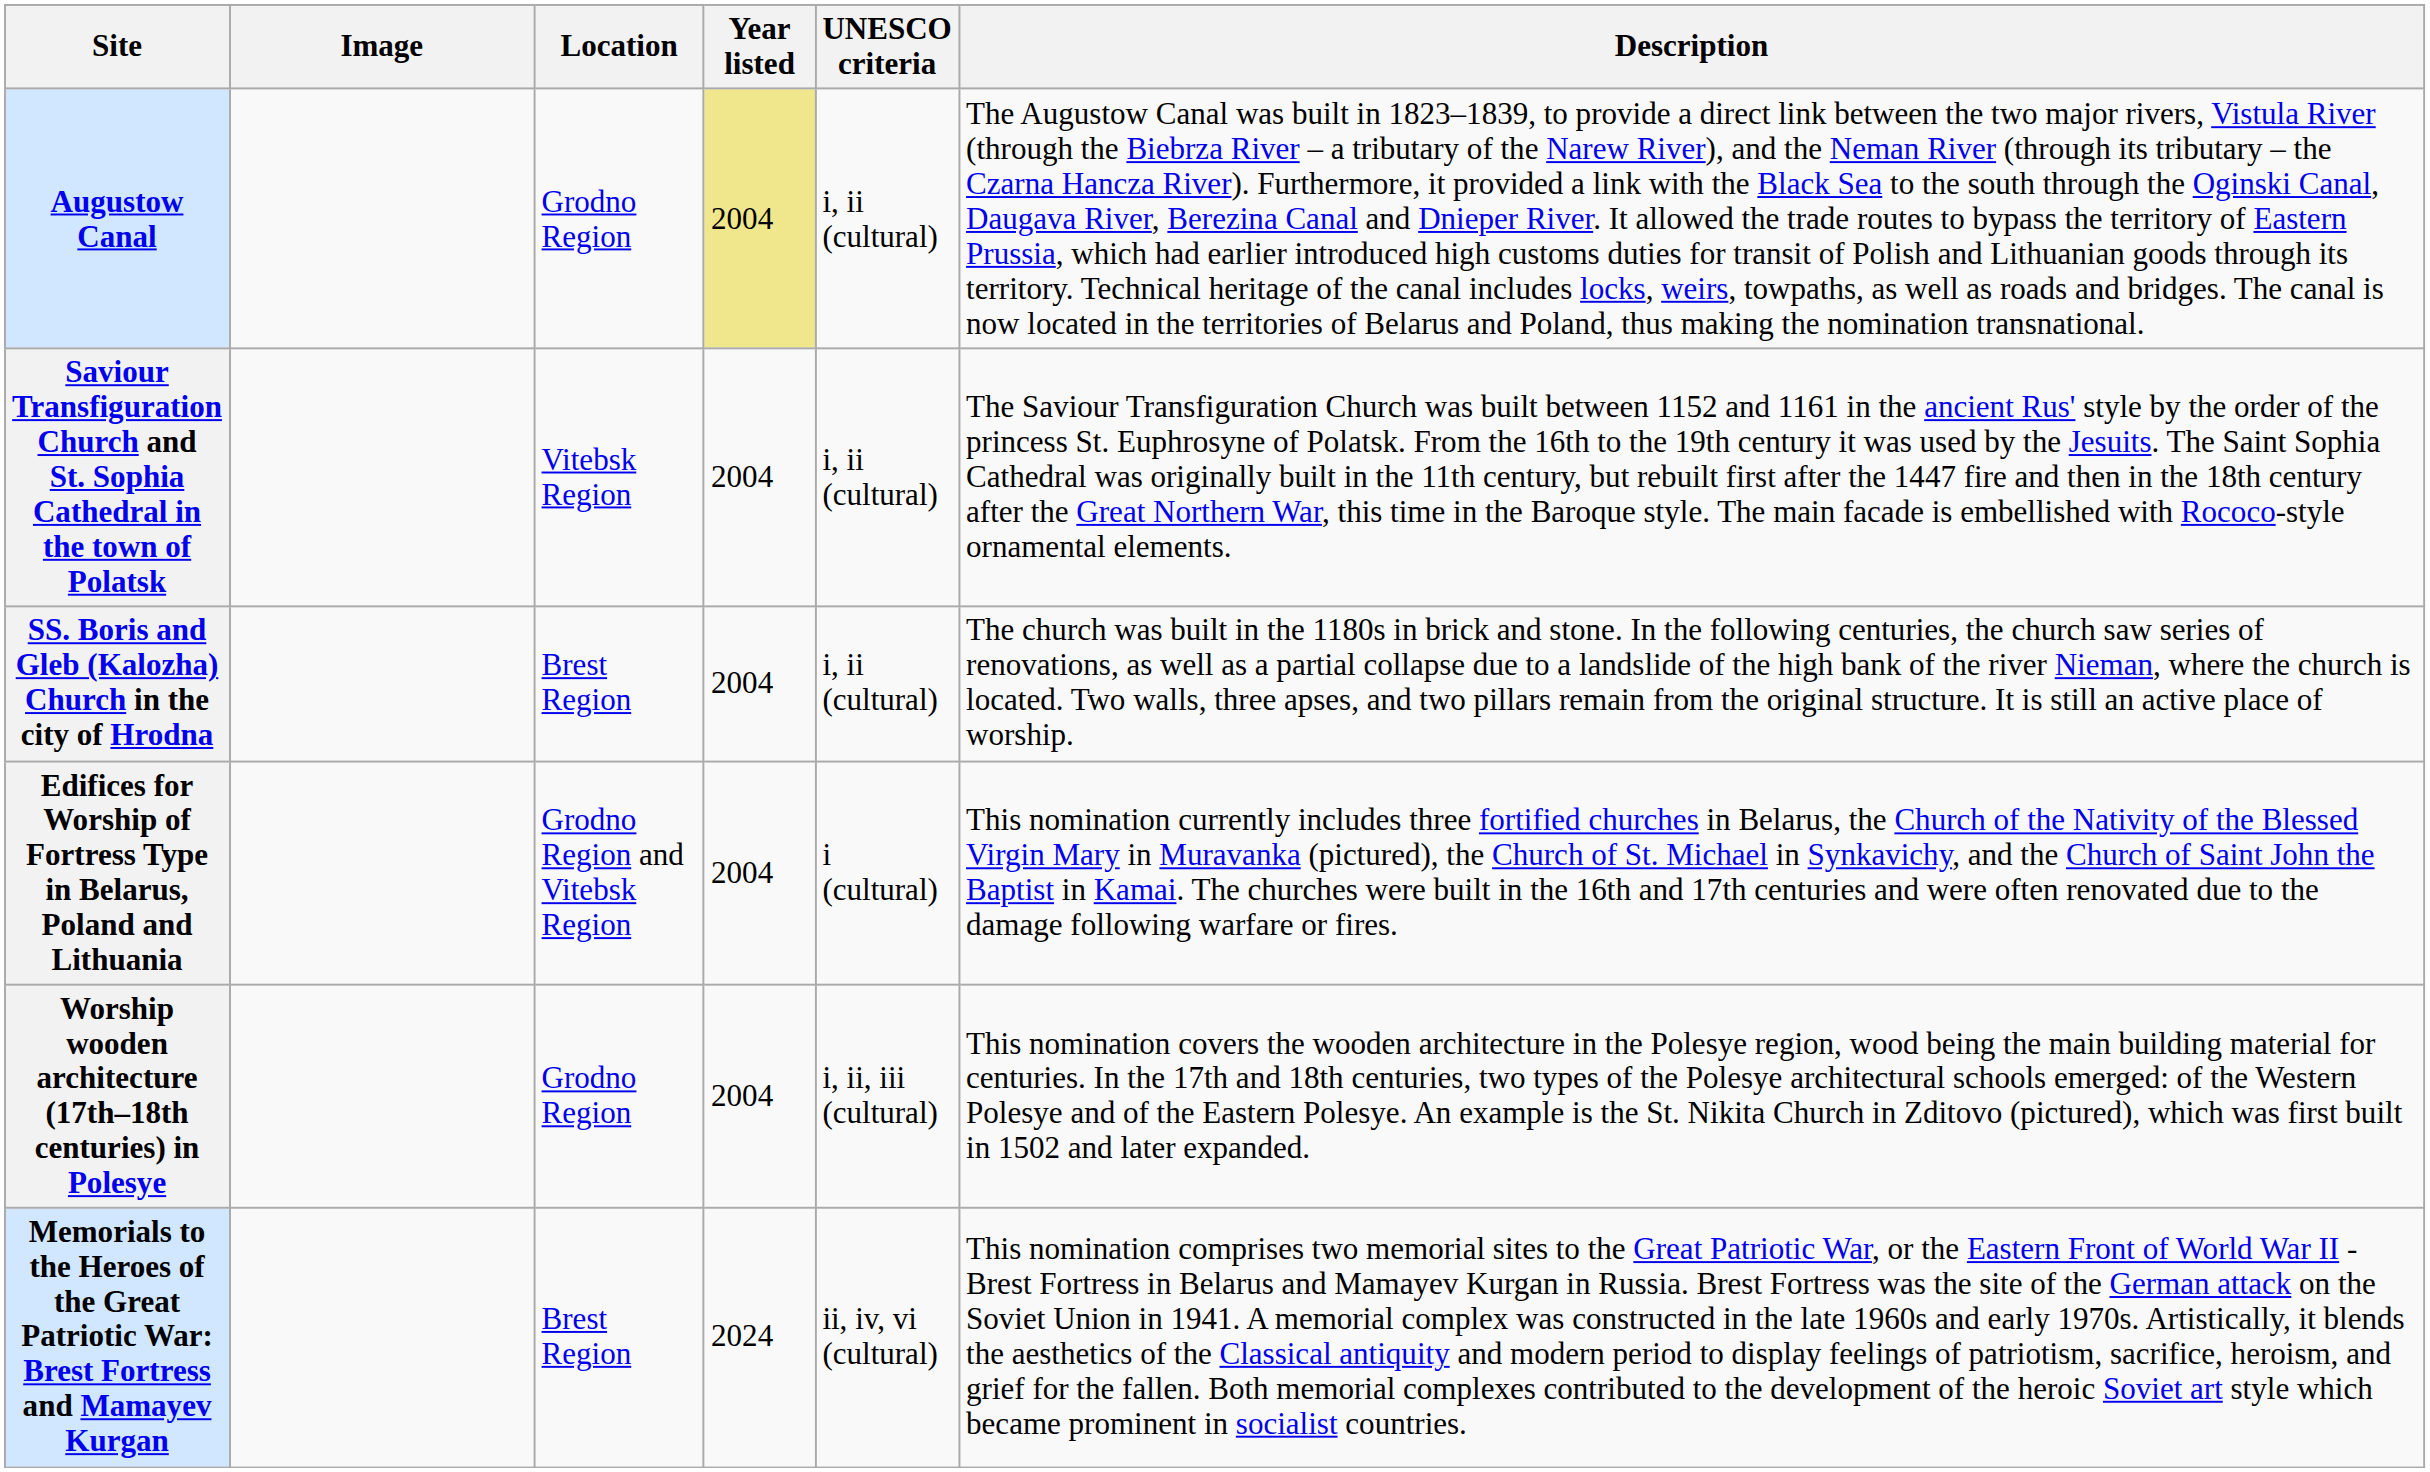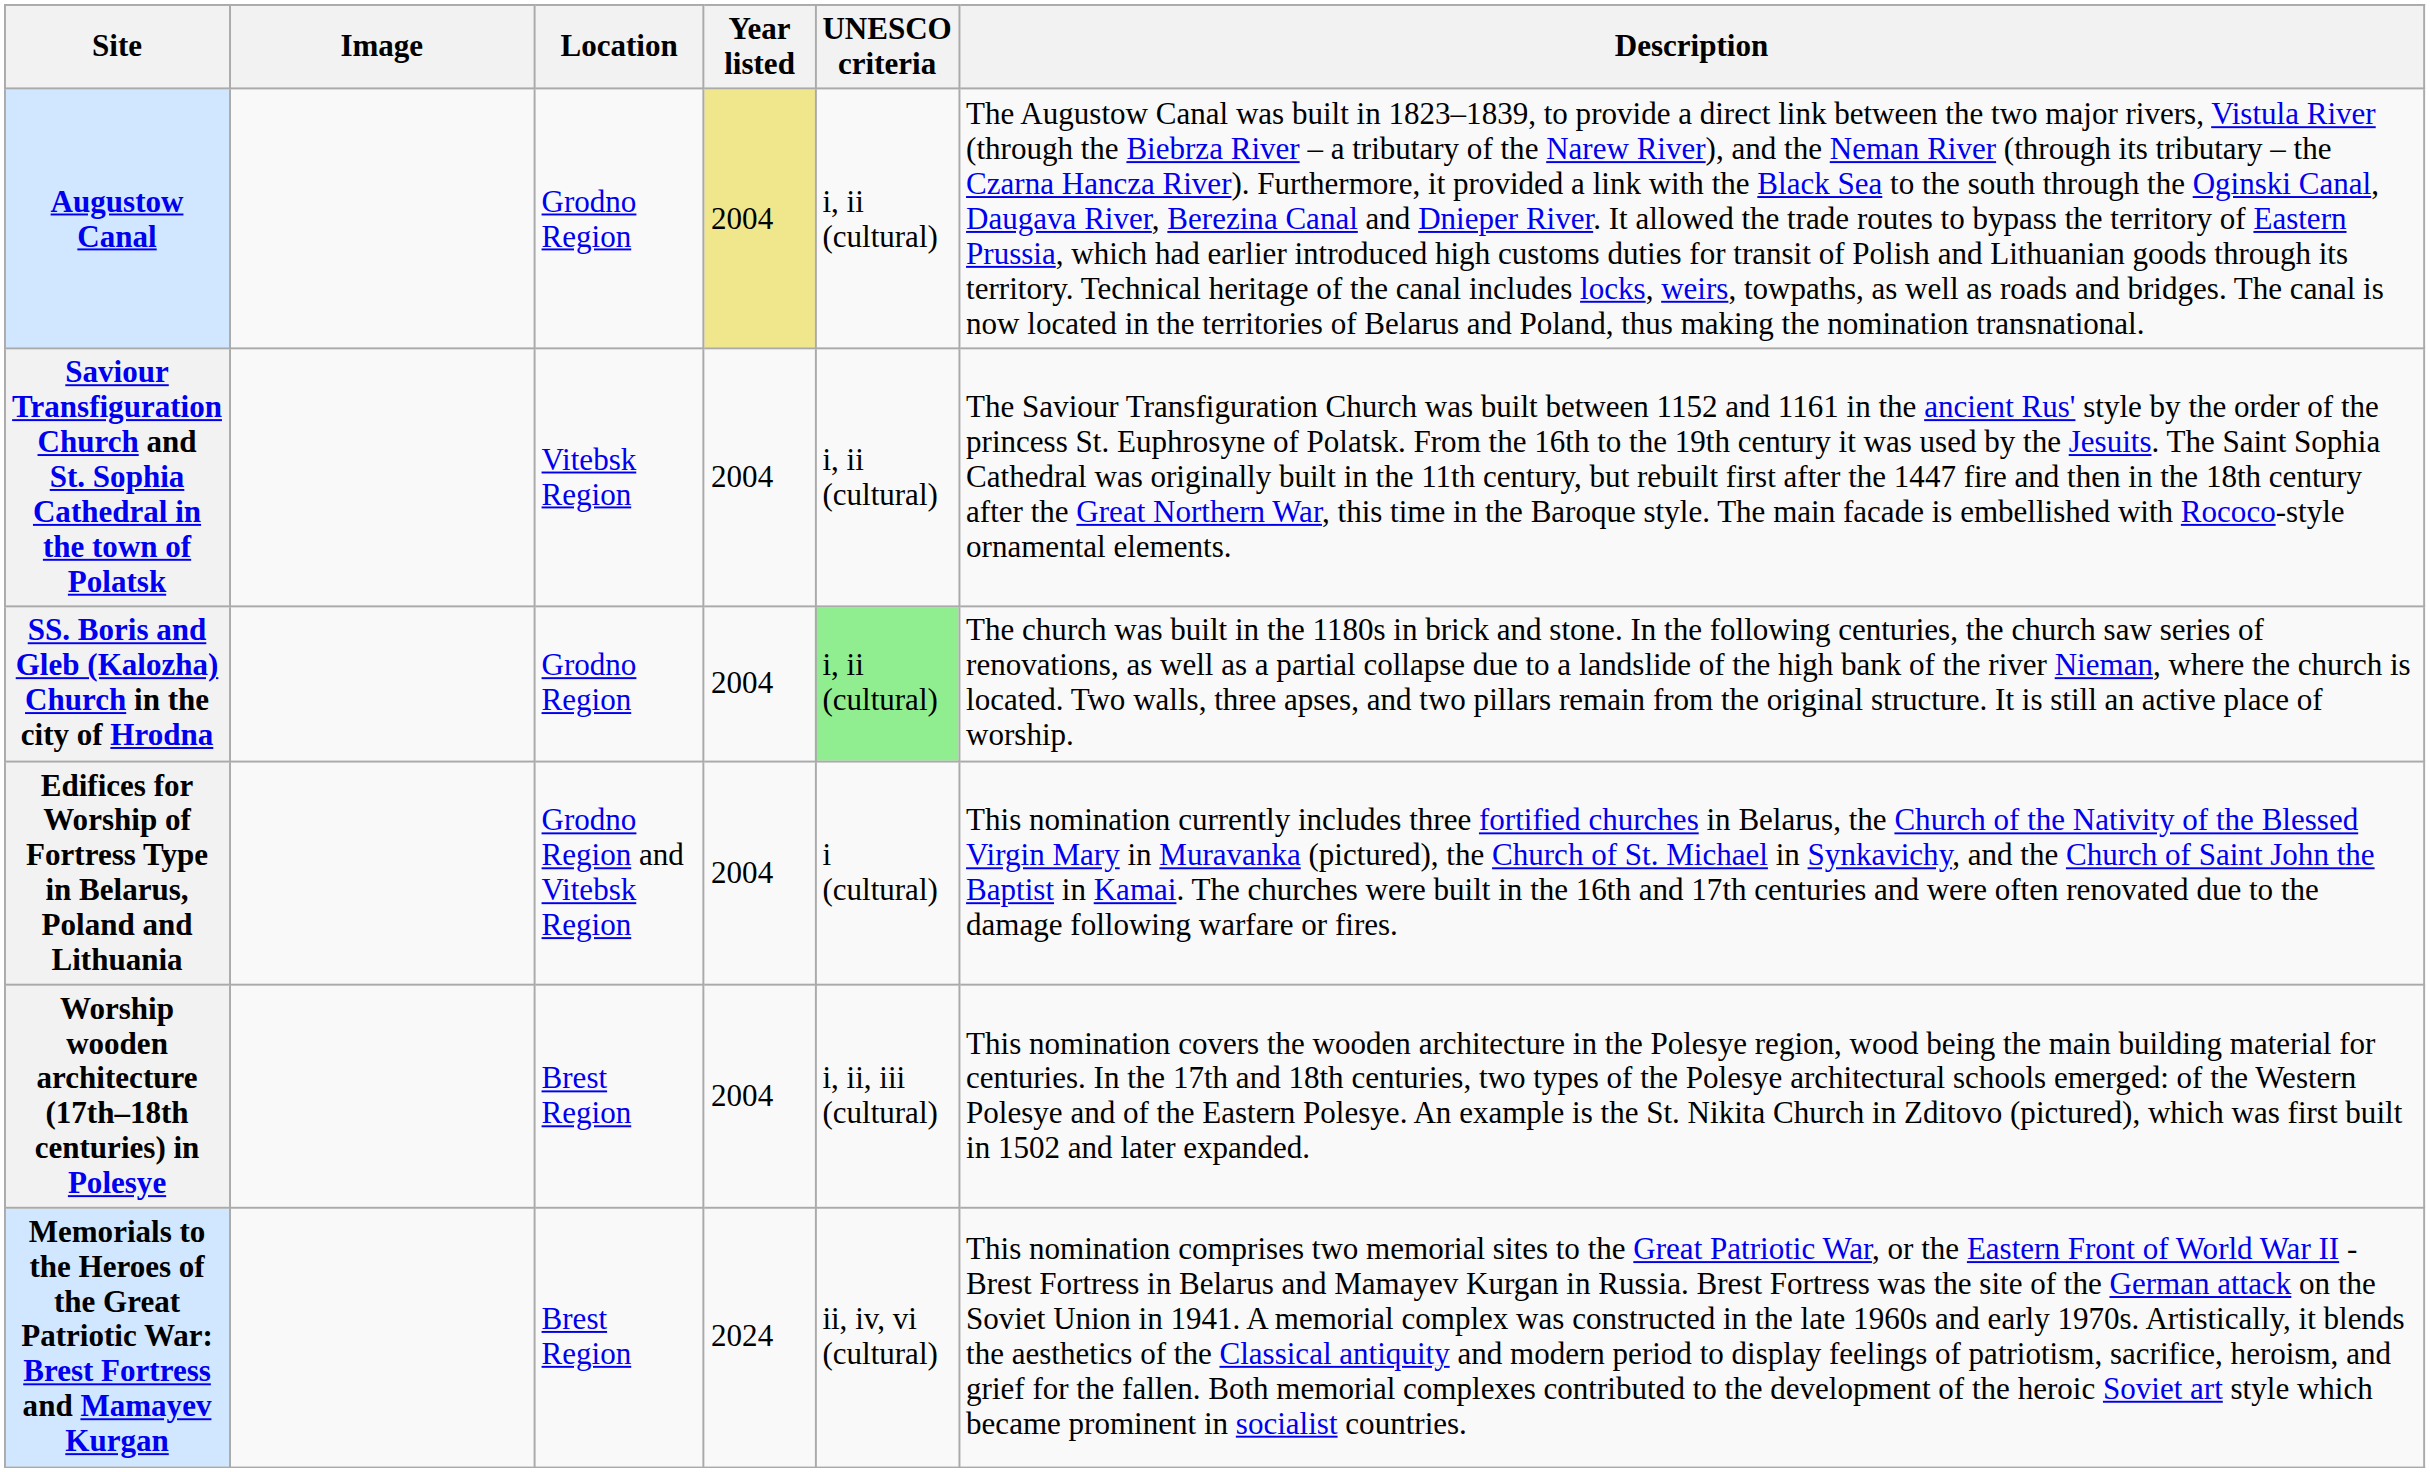(586, 683) Brest Region -> (589, 683) Grodno Region
(880, 683) no background -> (880, 683) lightgreen background
(589, 1095) Grodno Region -> (586, 1095) Brest Region
